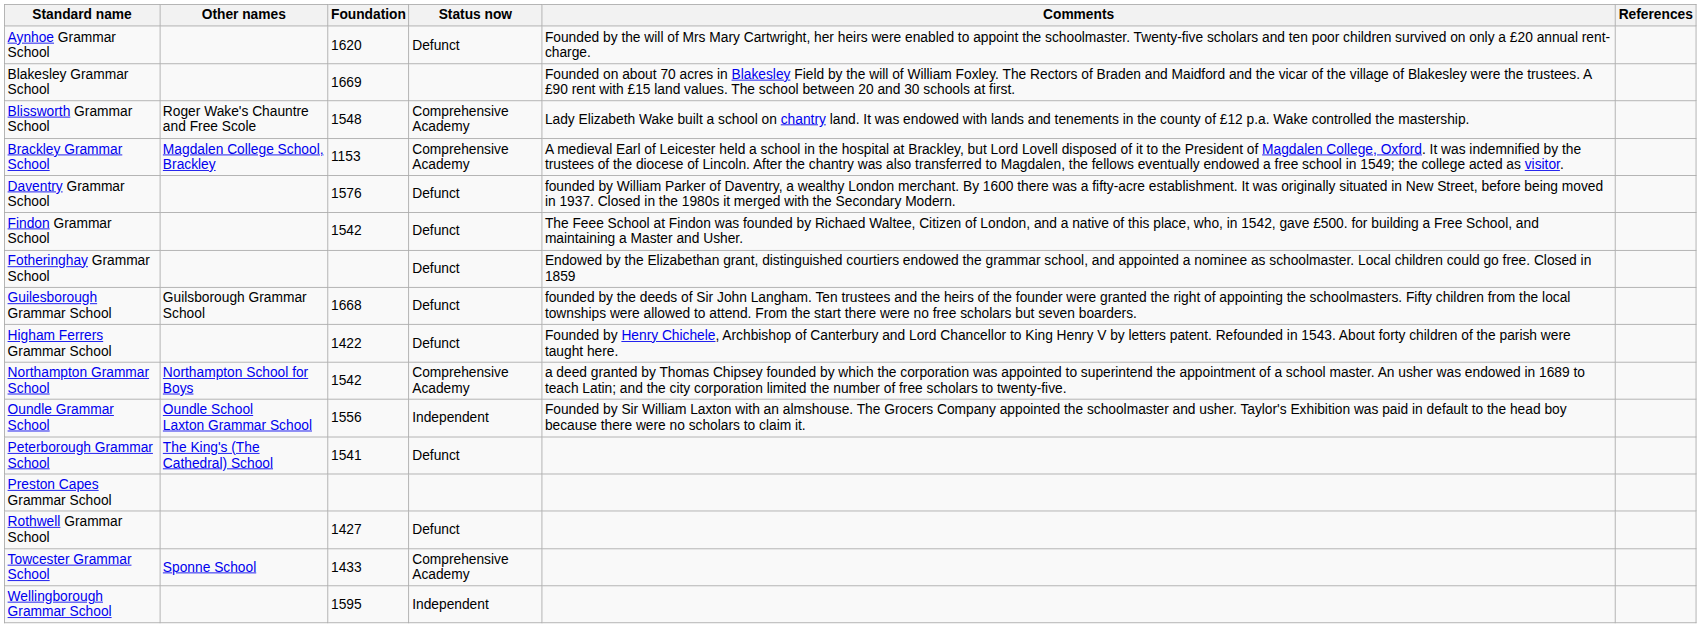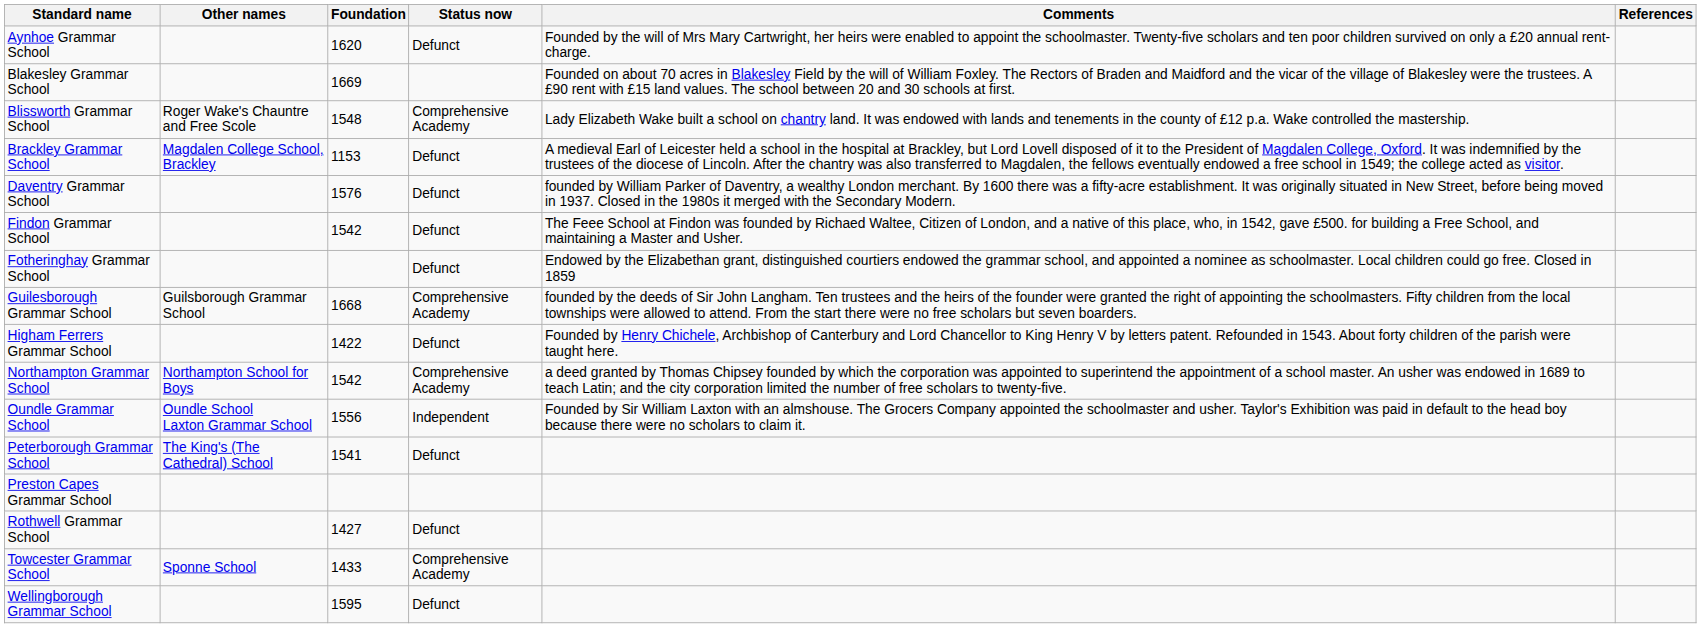(460, 156) Comprehensive Academy -> (436, 156) Defunct
(436, 306) Defunct -> (460, 306) Comprehensive Academy
(450, 604) Independent -> (436, 604) Defunct
